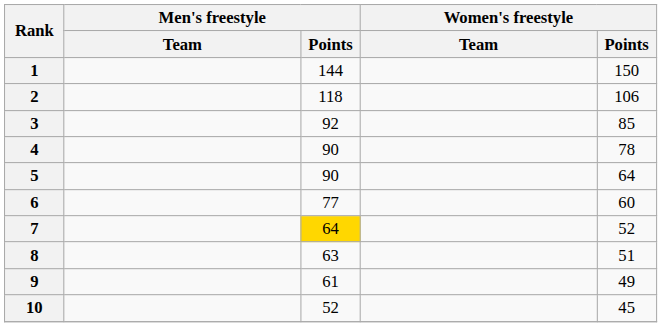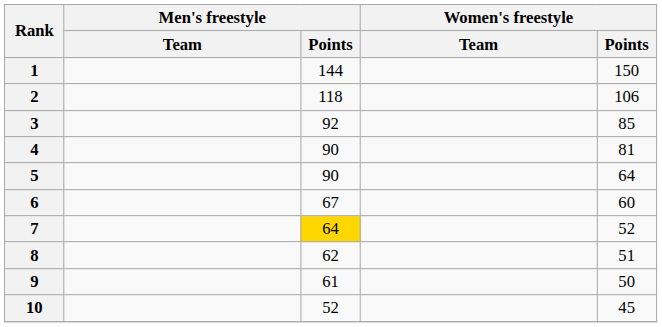(627, 149) 78 -> (627, 149) 81
(330, 202) 77 -> (330, 202) 67
(330, 255) 63 -> (330, 255) 62
(627, 281) 49 -> (627, 281) 50
